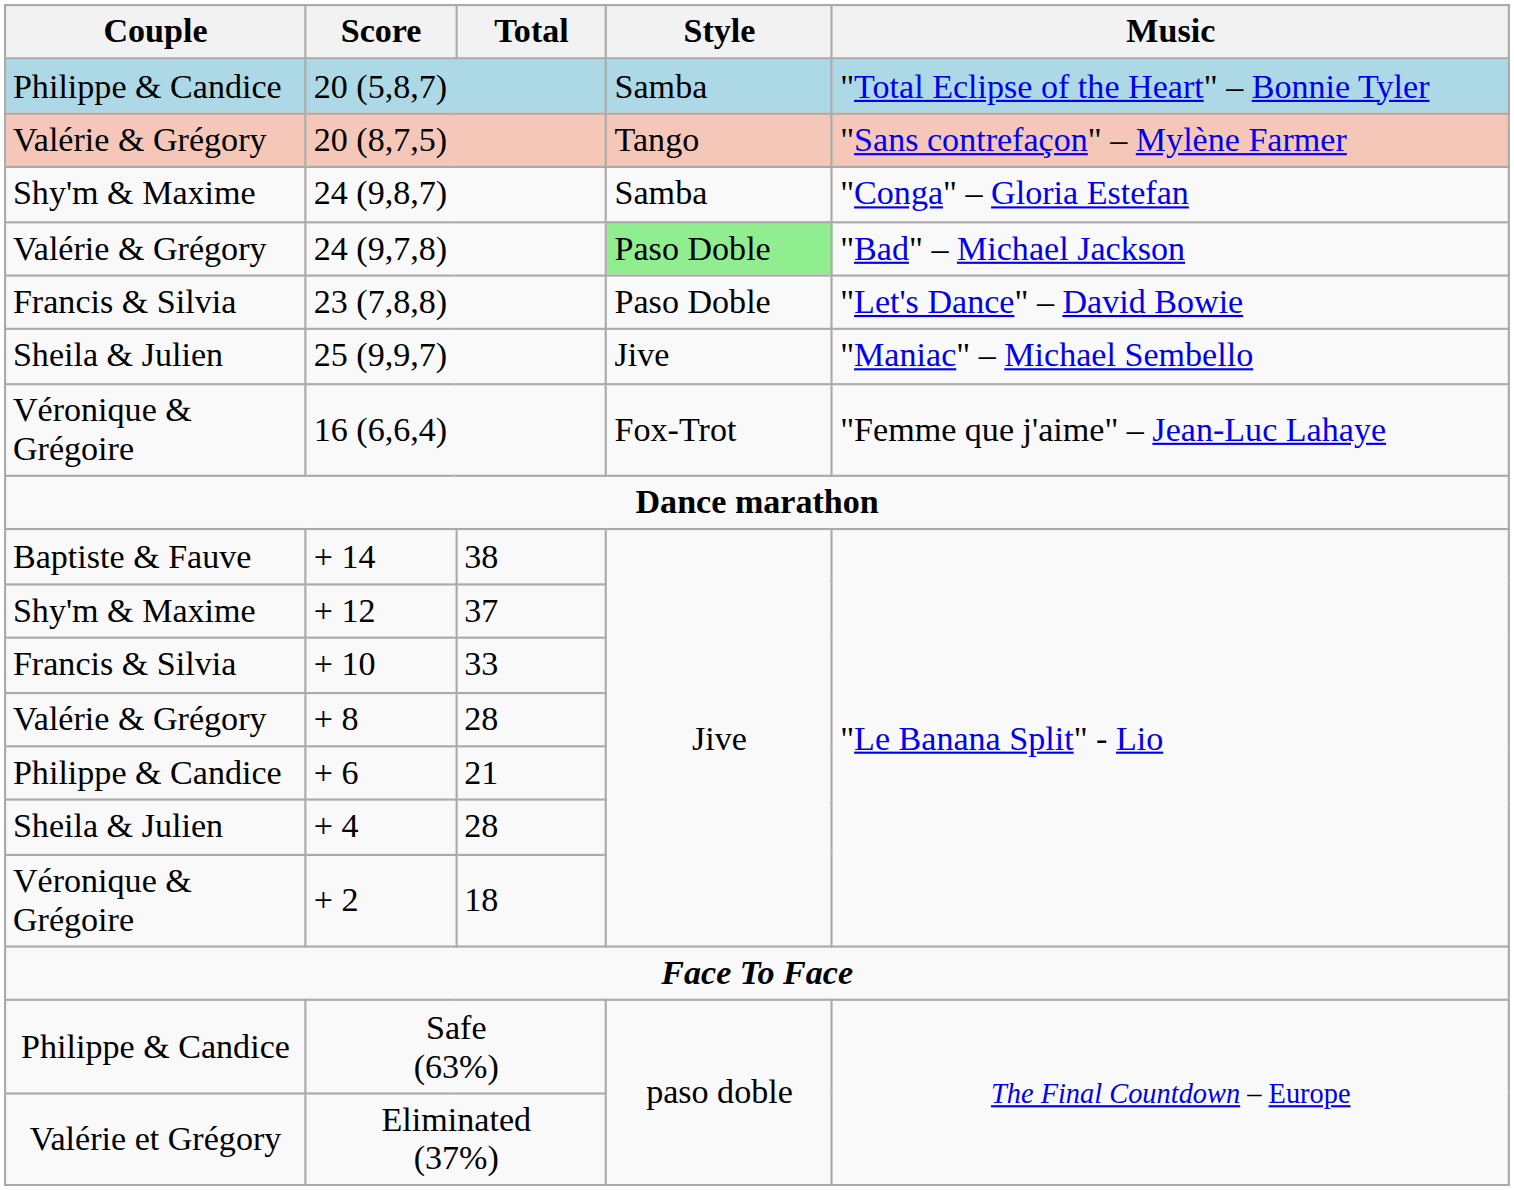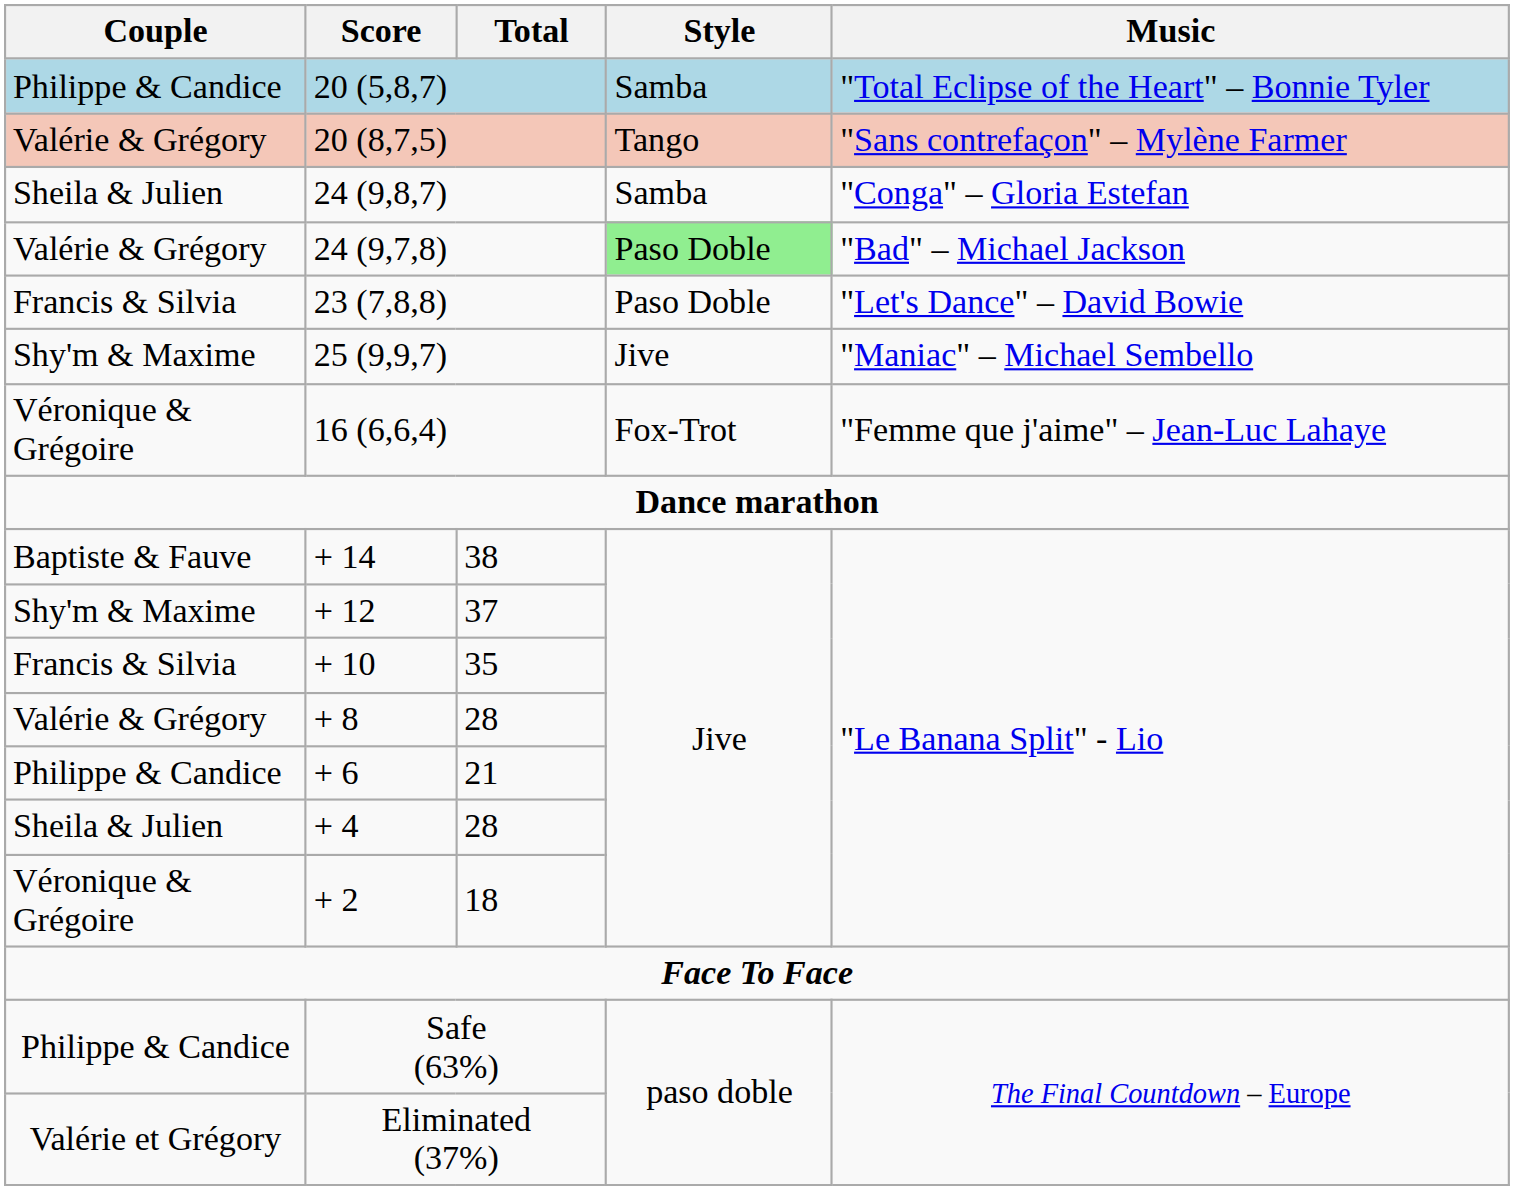(134, 193) Shy'm & Maxime -> (118, 193) Sheila & Julien
(118, 355) Sheila & Julien -> (134, 355) Shy'm & Maxime
(481, 664) 33 -> (481, 664) 35
